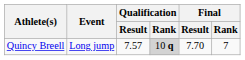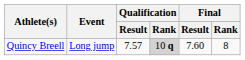(195, 47) 7.70 -> (195, 47) 7.60
(226, 47) 7 -> (226, 47) 8
